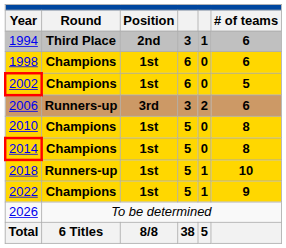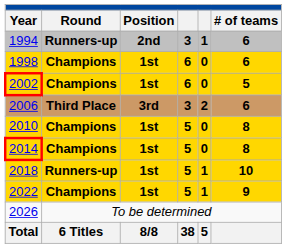(81, 41) Third Place -> (81, 41) Runners-up
(81, 105) Runners-up -> (81, 105) Third Place
